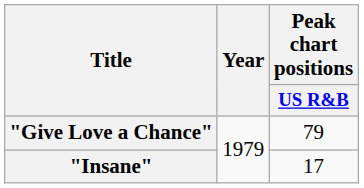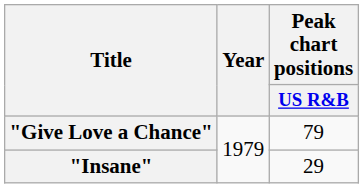(314, 165) 17 -> (314, 165) 29
